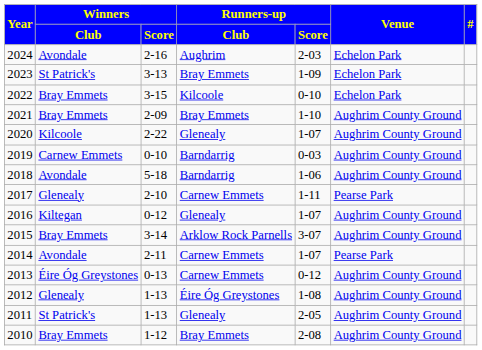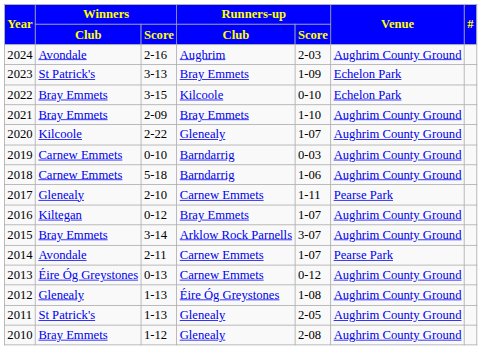(368, 54) Echelon Park -> (398, 54) Aughrim County Ground
(63, 174) Avondale -> (80, 174) Carnew Emmets
(203, 214) Glenealy -> (214, 214) Bray Emmets
(214, 335) Bray Emmets -> (203, 335) Glenealy
